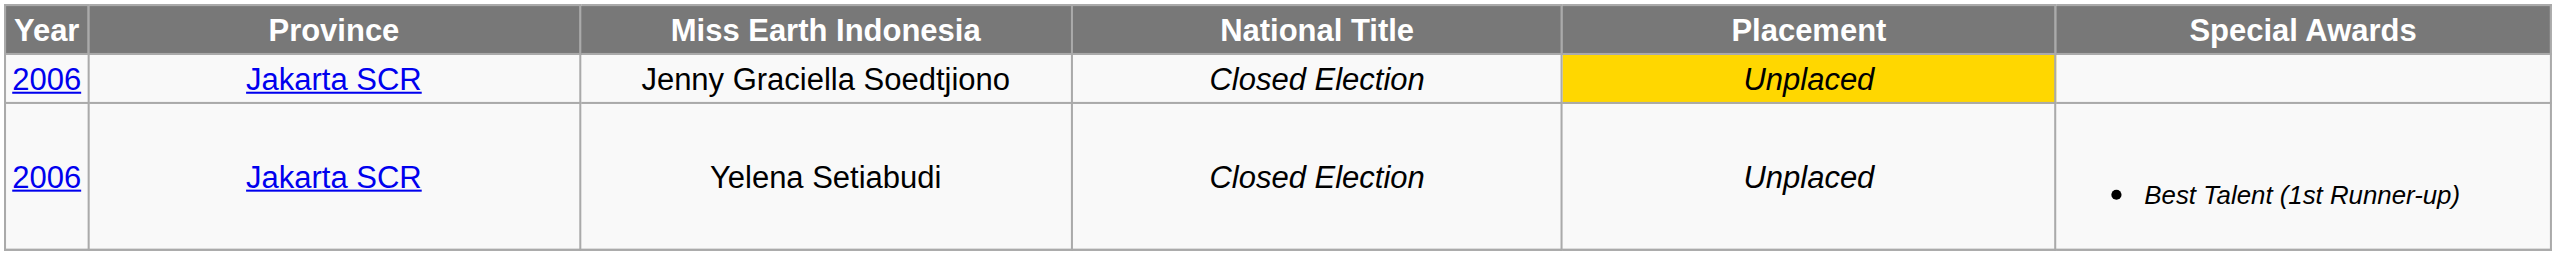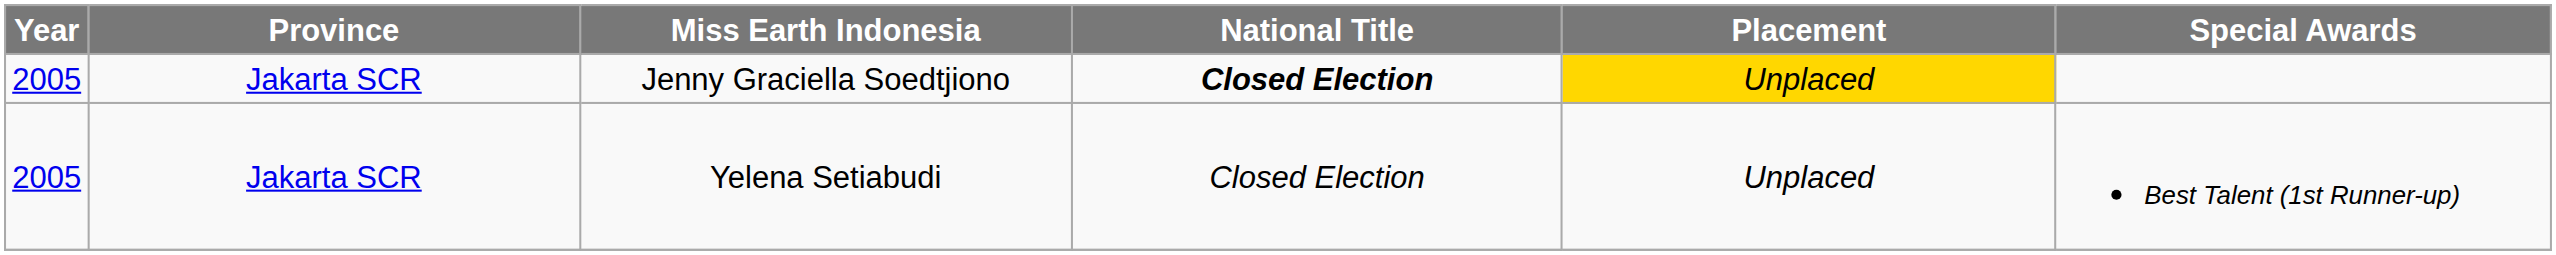(47, 79) 2006 -> (47, 79) 2005
(1317, 79) normal -> (1317, 79) bold
(47, 176) 2006 -> (47, 176) 2005
